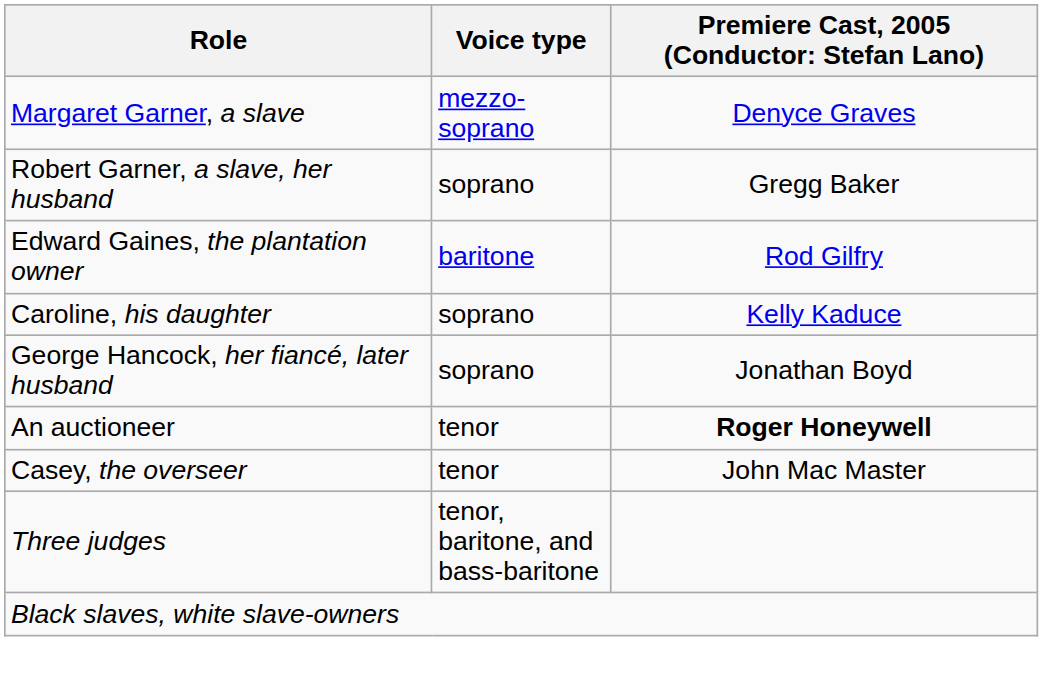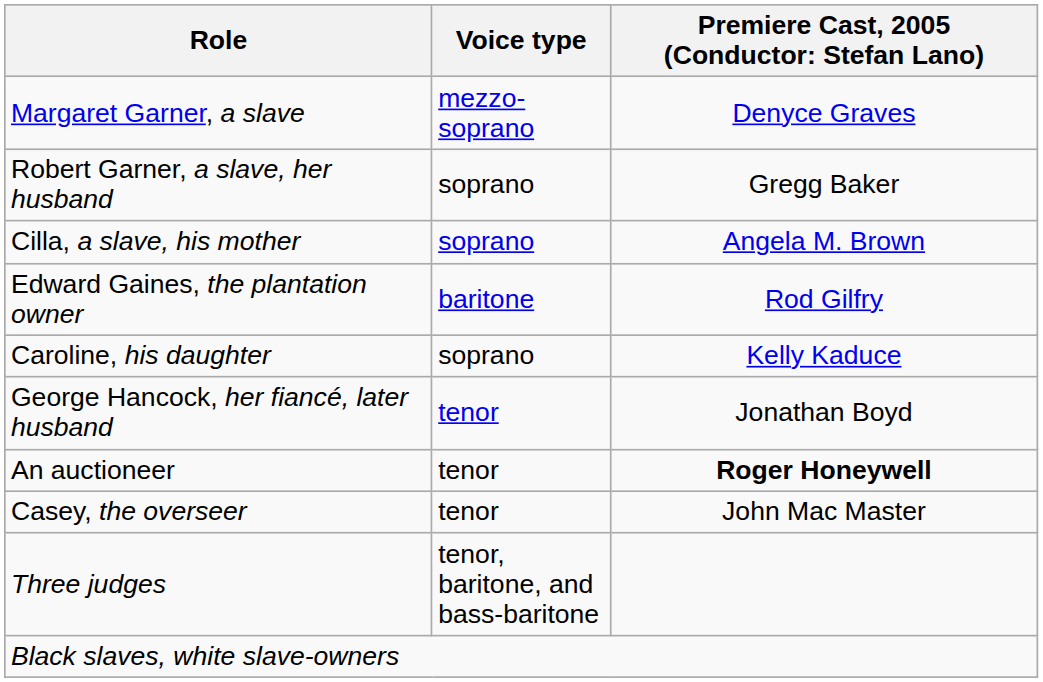+ row: (156, 241)
(486, 370) soprano -> (468, 412) tenor
